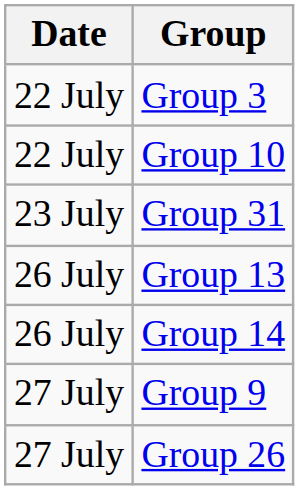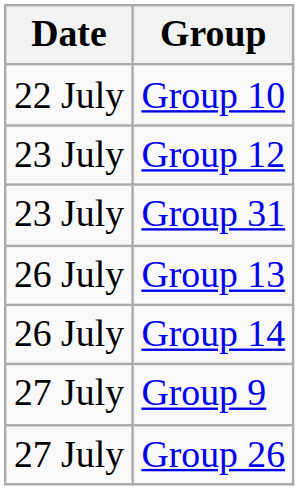- row: (204, 94)
+ row: (213, 154)
